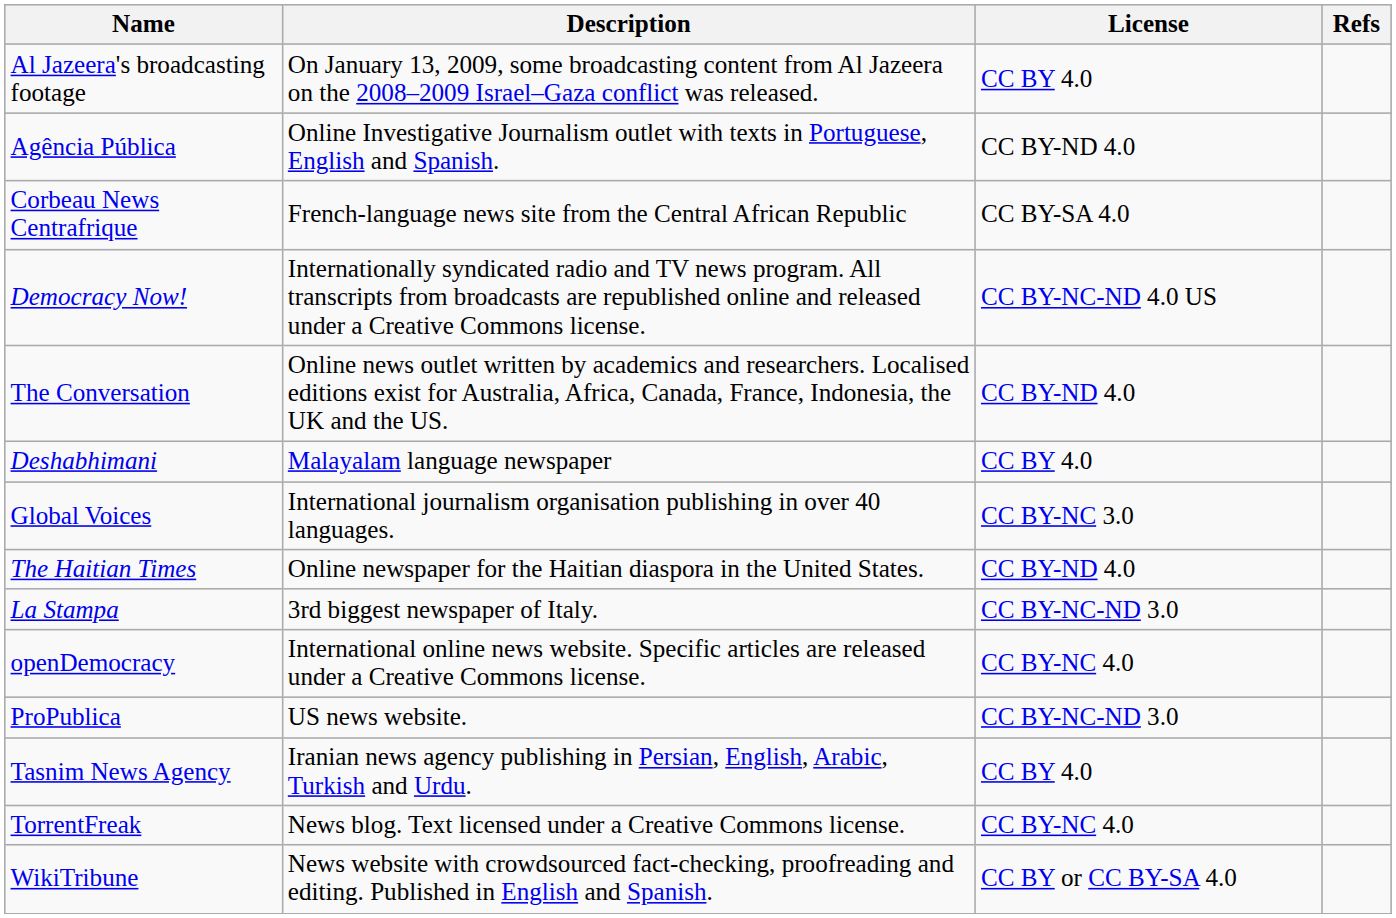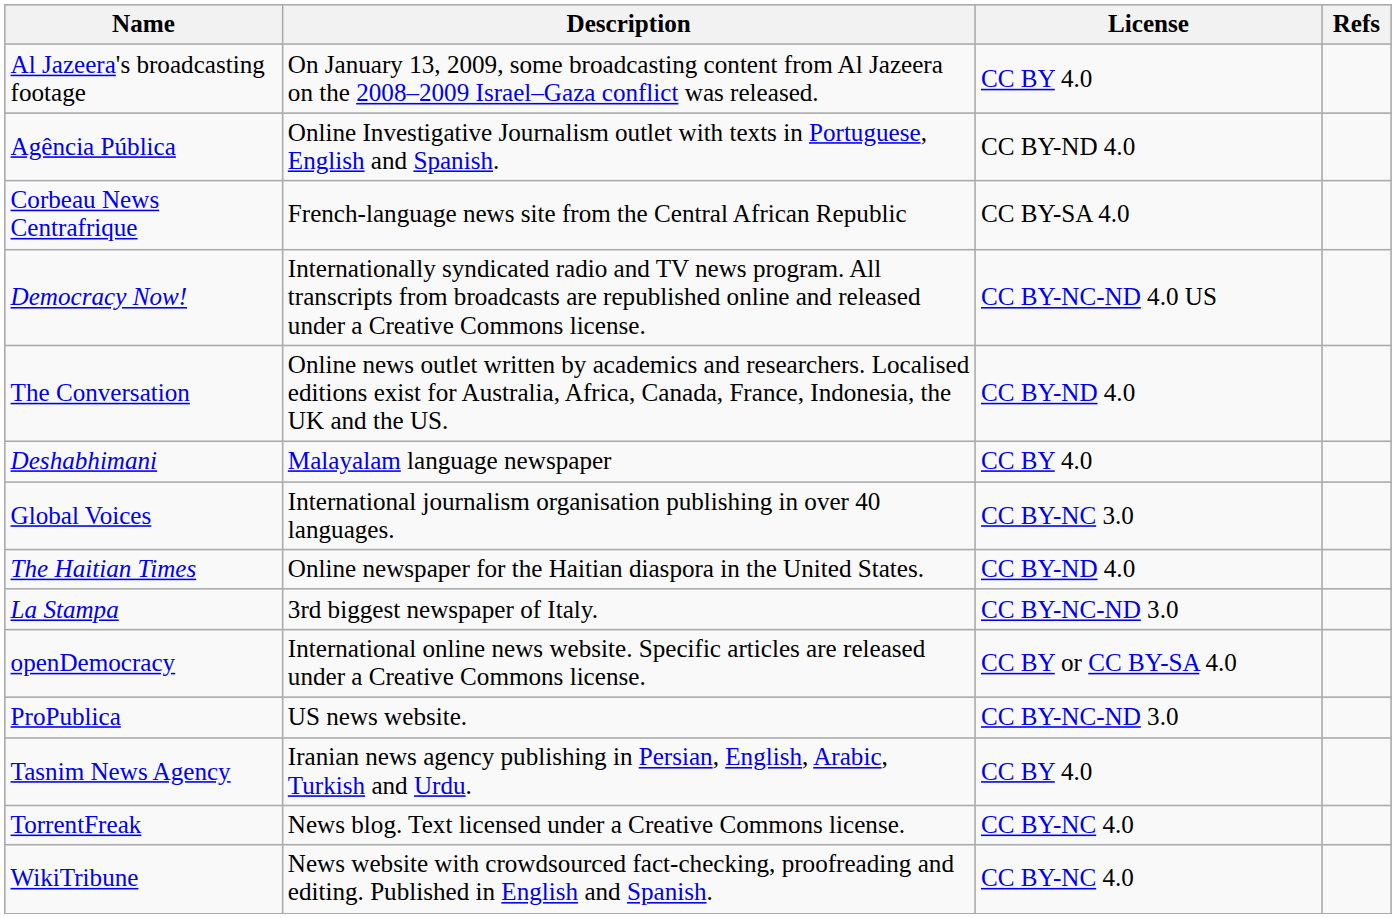(1057, 663) CC BY-NC 4.0 -> (1109, 663) CC BY or CC BY-SA 4.0
(1109, 878) CC BY or CC BY-SA 4.0 -> (1057, 878) CC BY-NC 4.0
